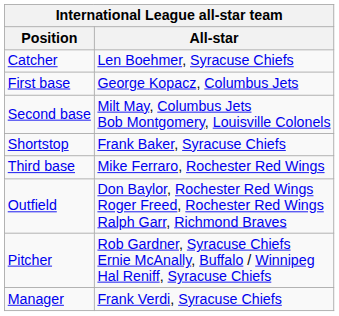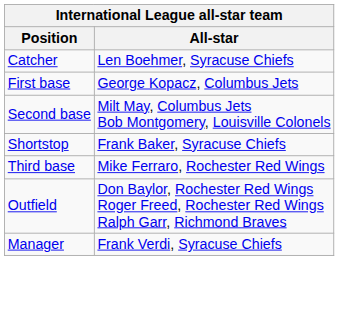- row: (30, 260)
